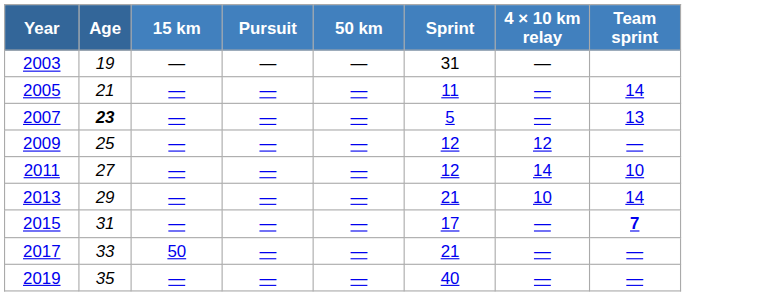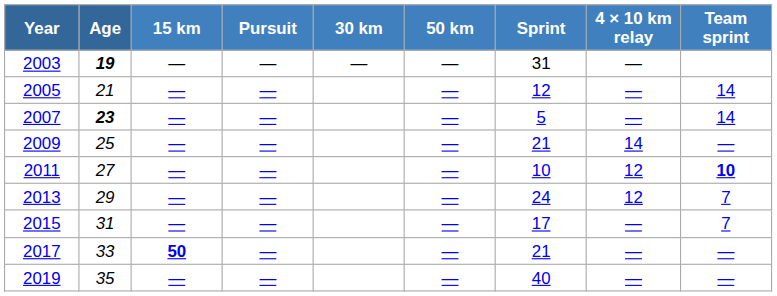+ column: (359, 28)
(105, 64) normal -> (105, 64) bold
(450, 90) 11 -> (541, 90) 12
(635, 117) 13 -> (726, 117) 14
(450, 144) 12 -> (541, 144) 21
(542, 144) 12 -> (633, 144) 14
(450, 171) 12 -> (541, 171) 10
(542, 171) 14 -> (633, 171) 12
(635, 171) normal -> (726, 171) bold
(450, 197) 21 -> (541, 197) 24
(542, 197) 10 -> (633, 197) 12
(635, 197) 14 -> (726, 197) 7
(635, 224) bold -> (726, 224) normal
(177, 251) normal -> (177, 251) bold
